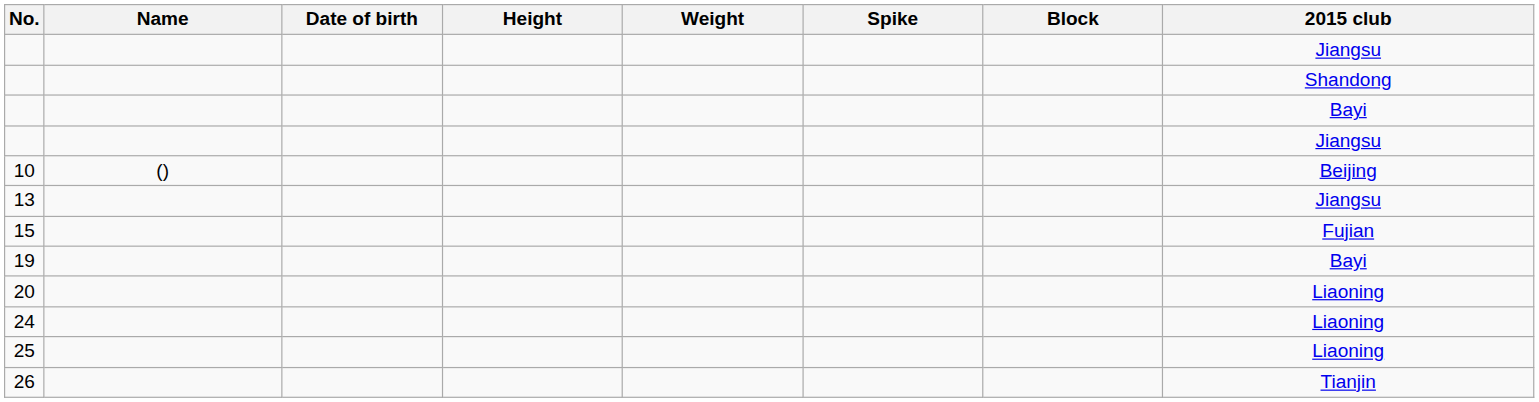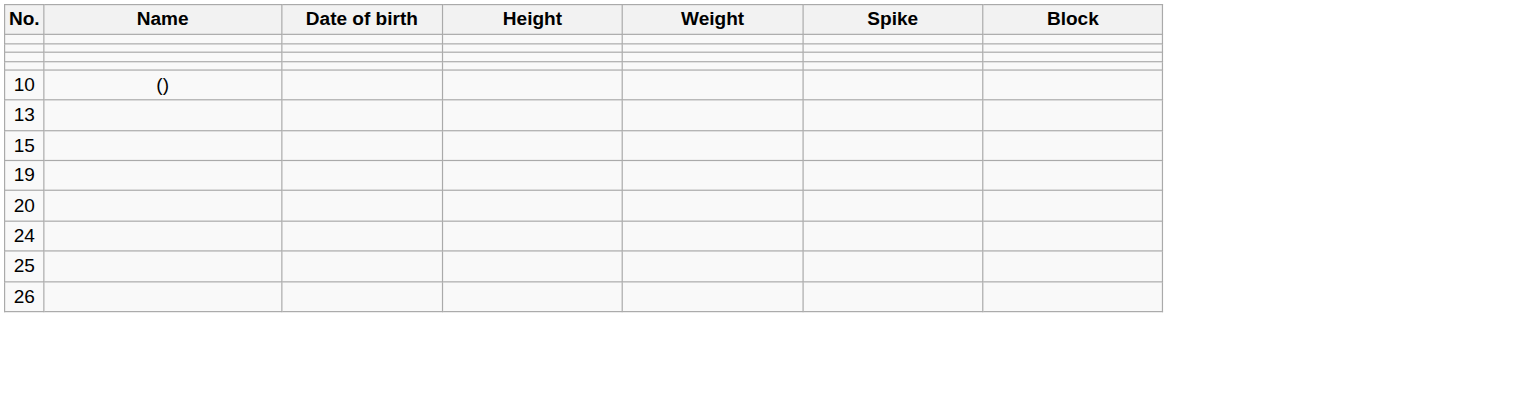- column: (1348, 19)
